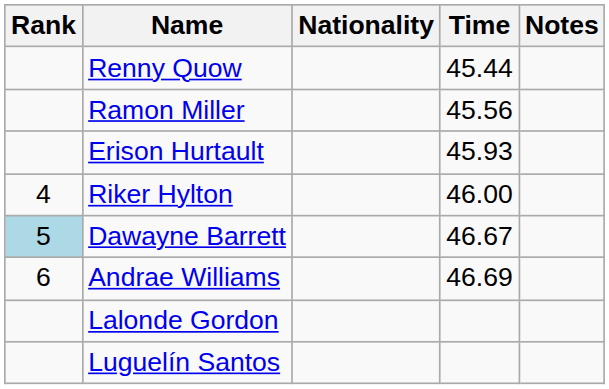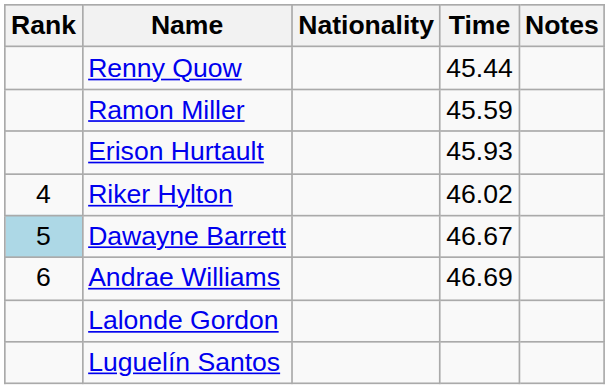(479, 109) 45.56 -> (479, 109) 45.59
(479, 194) 46.00 -> (479, 194) 46.02
